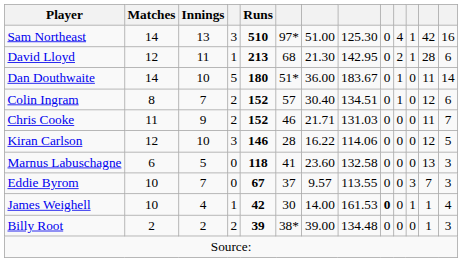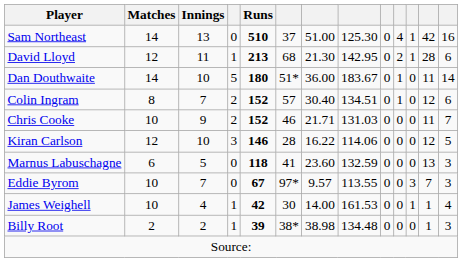(234, 36) 3 -> (234, 36) 0
(289, 36) 97* -> (289, 36) 37
(152, 120) 11 -> (152, 120) 10
(359, 162) 132.58 -> (359, 162) 132.59
(289, 183) 37 -> (289, 183) 97*
(387, 204) bold -> (387, 204) normal
(234, 225) 2 -> (234, 225) 1
(320, 225) 39.00 -> (320, 225) 38.98
